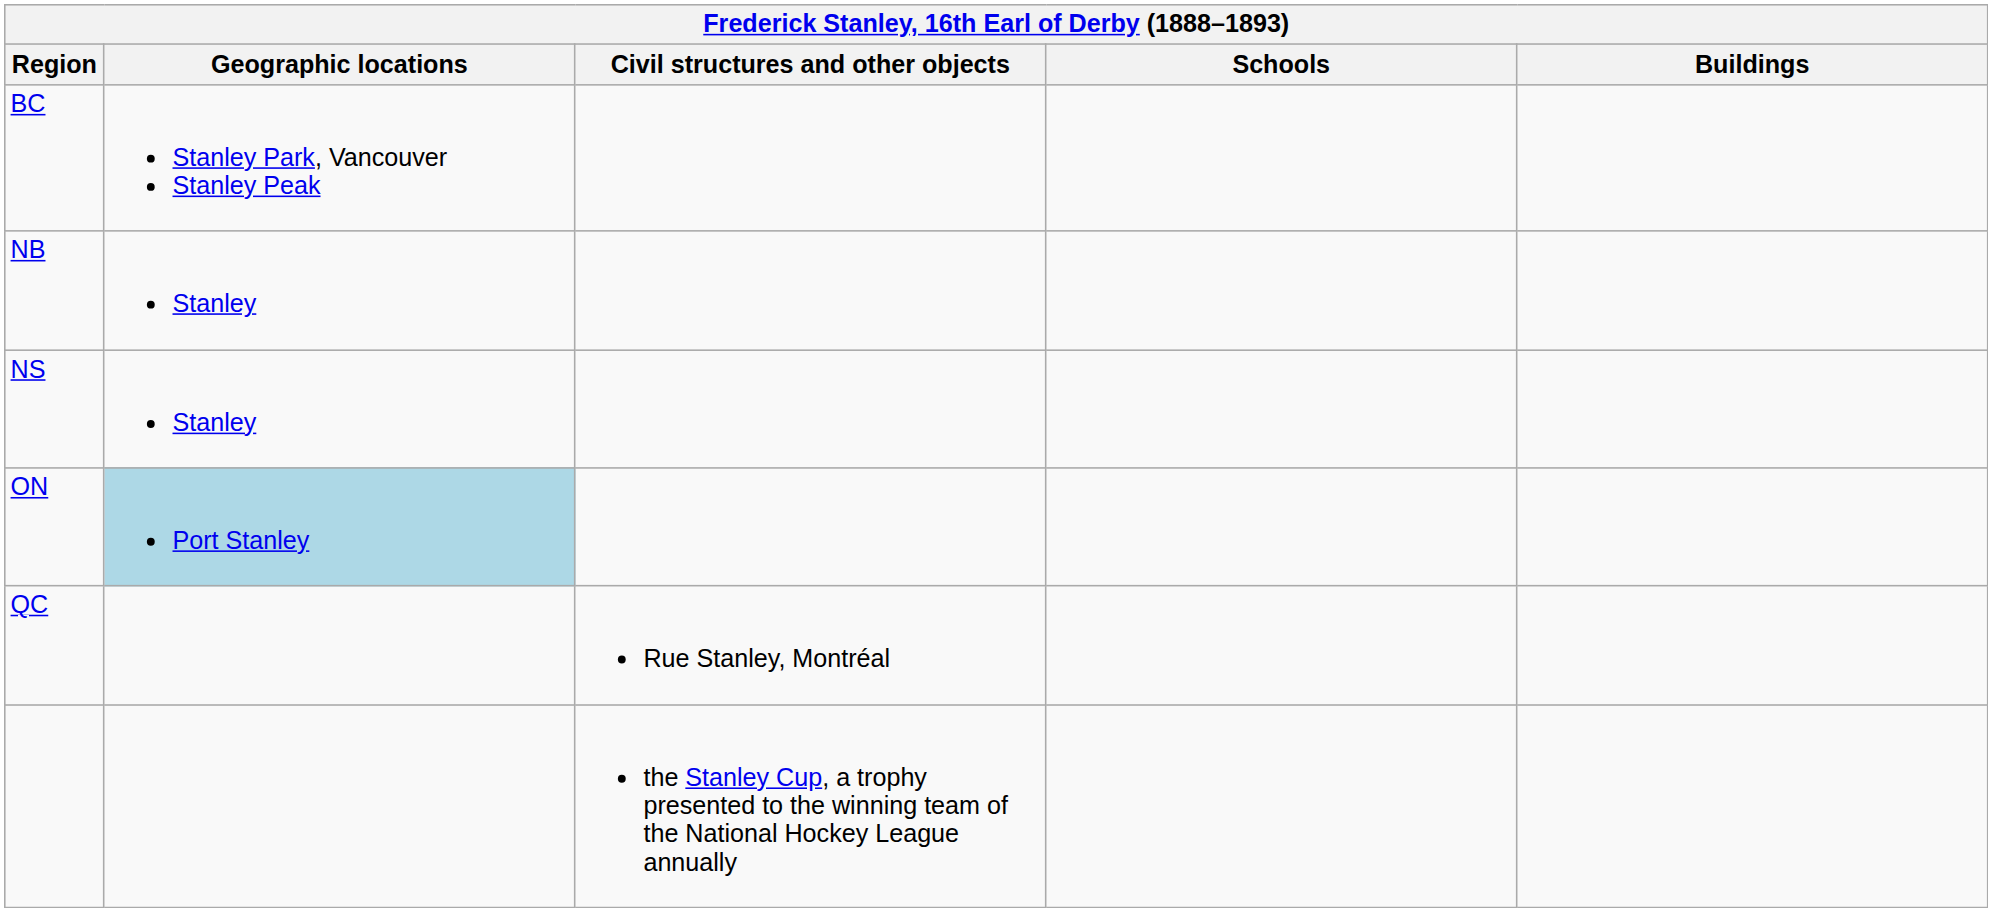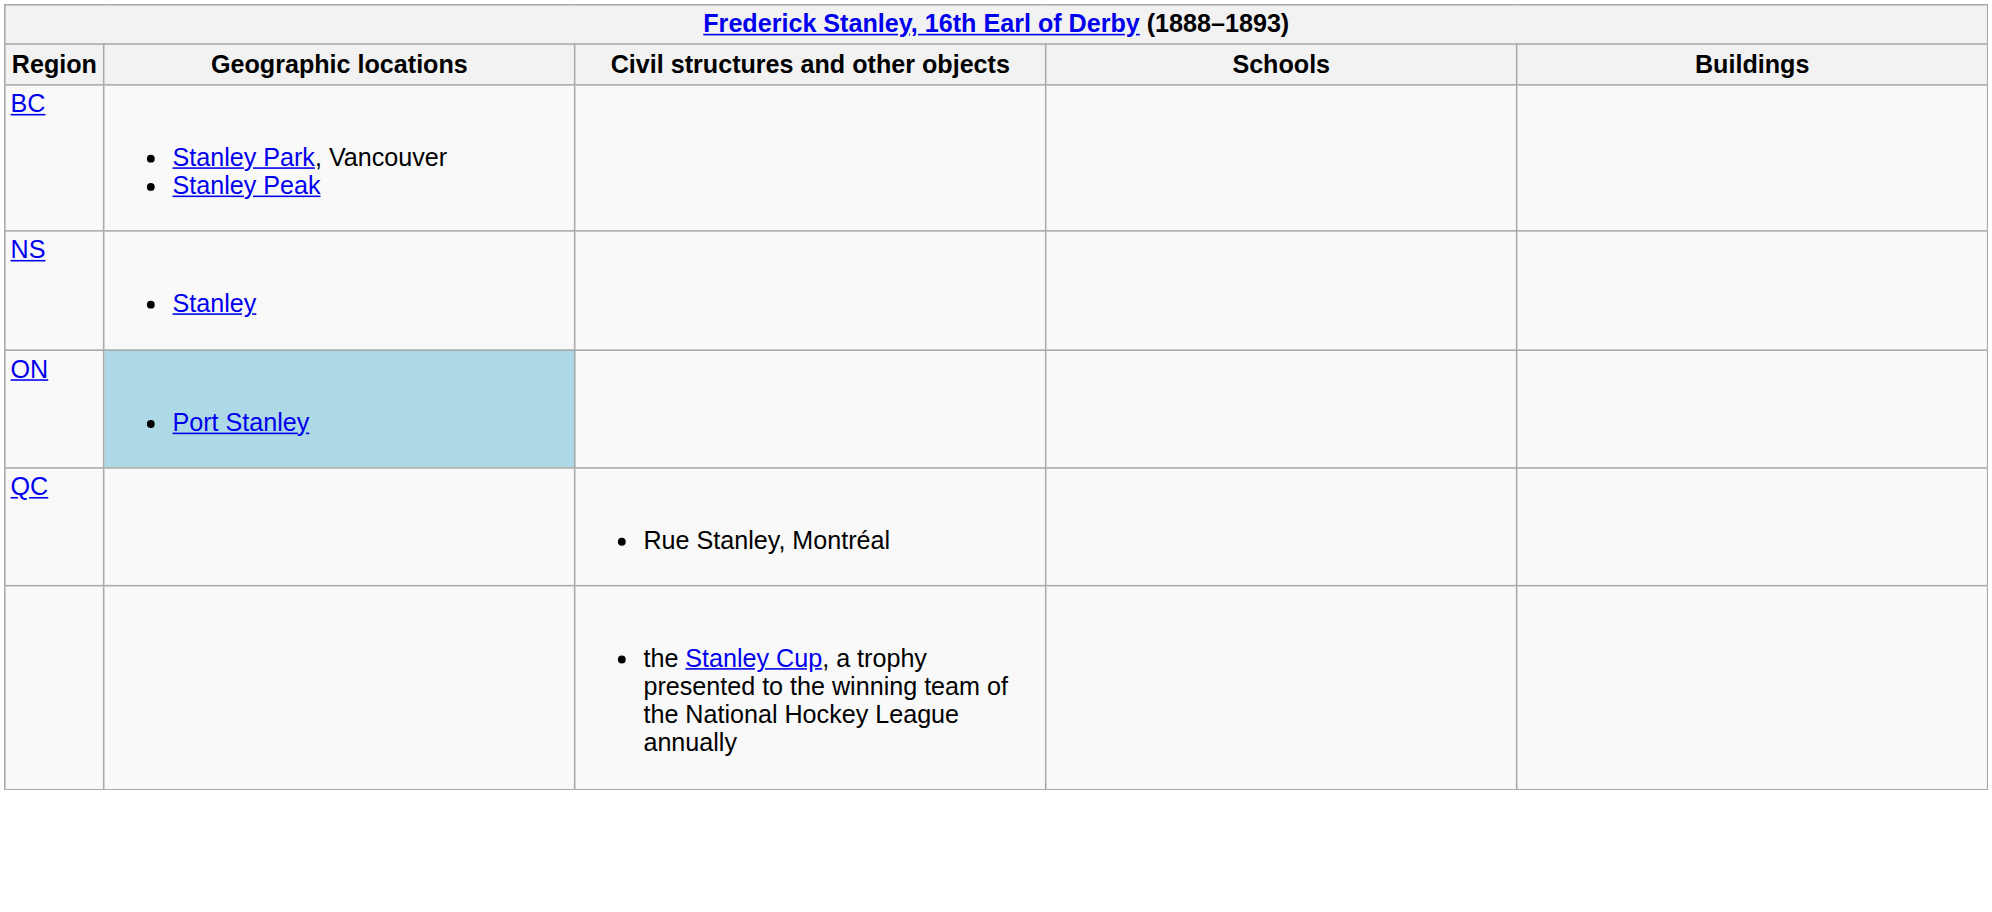- row: (28, 250)
